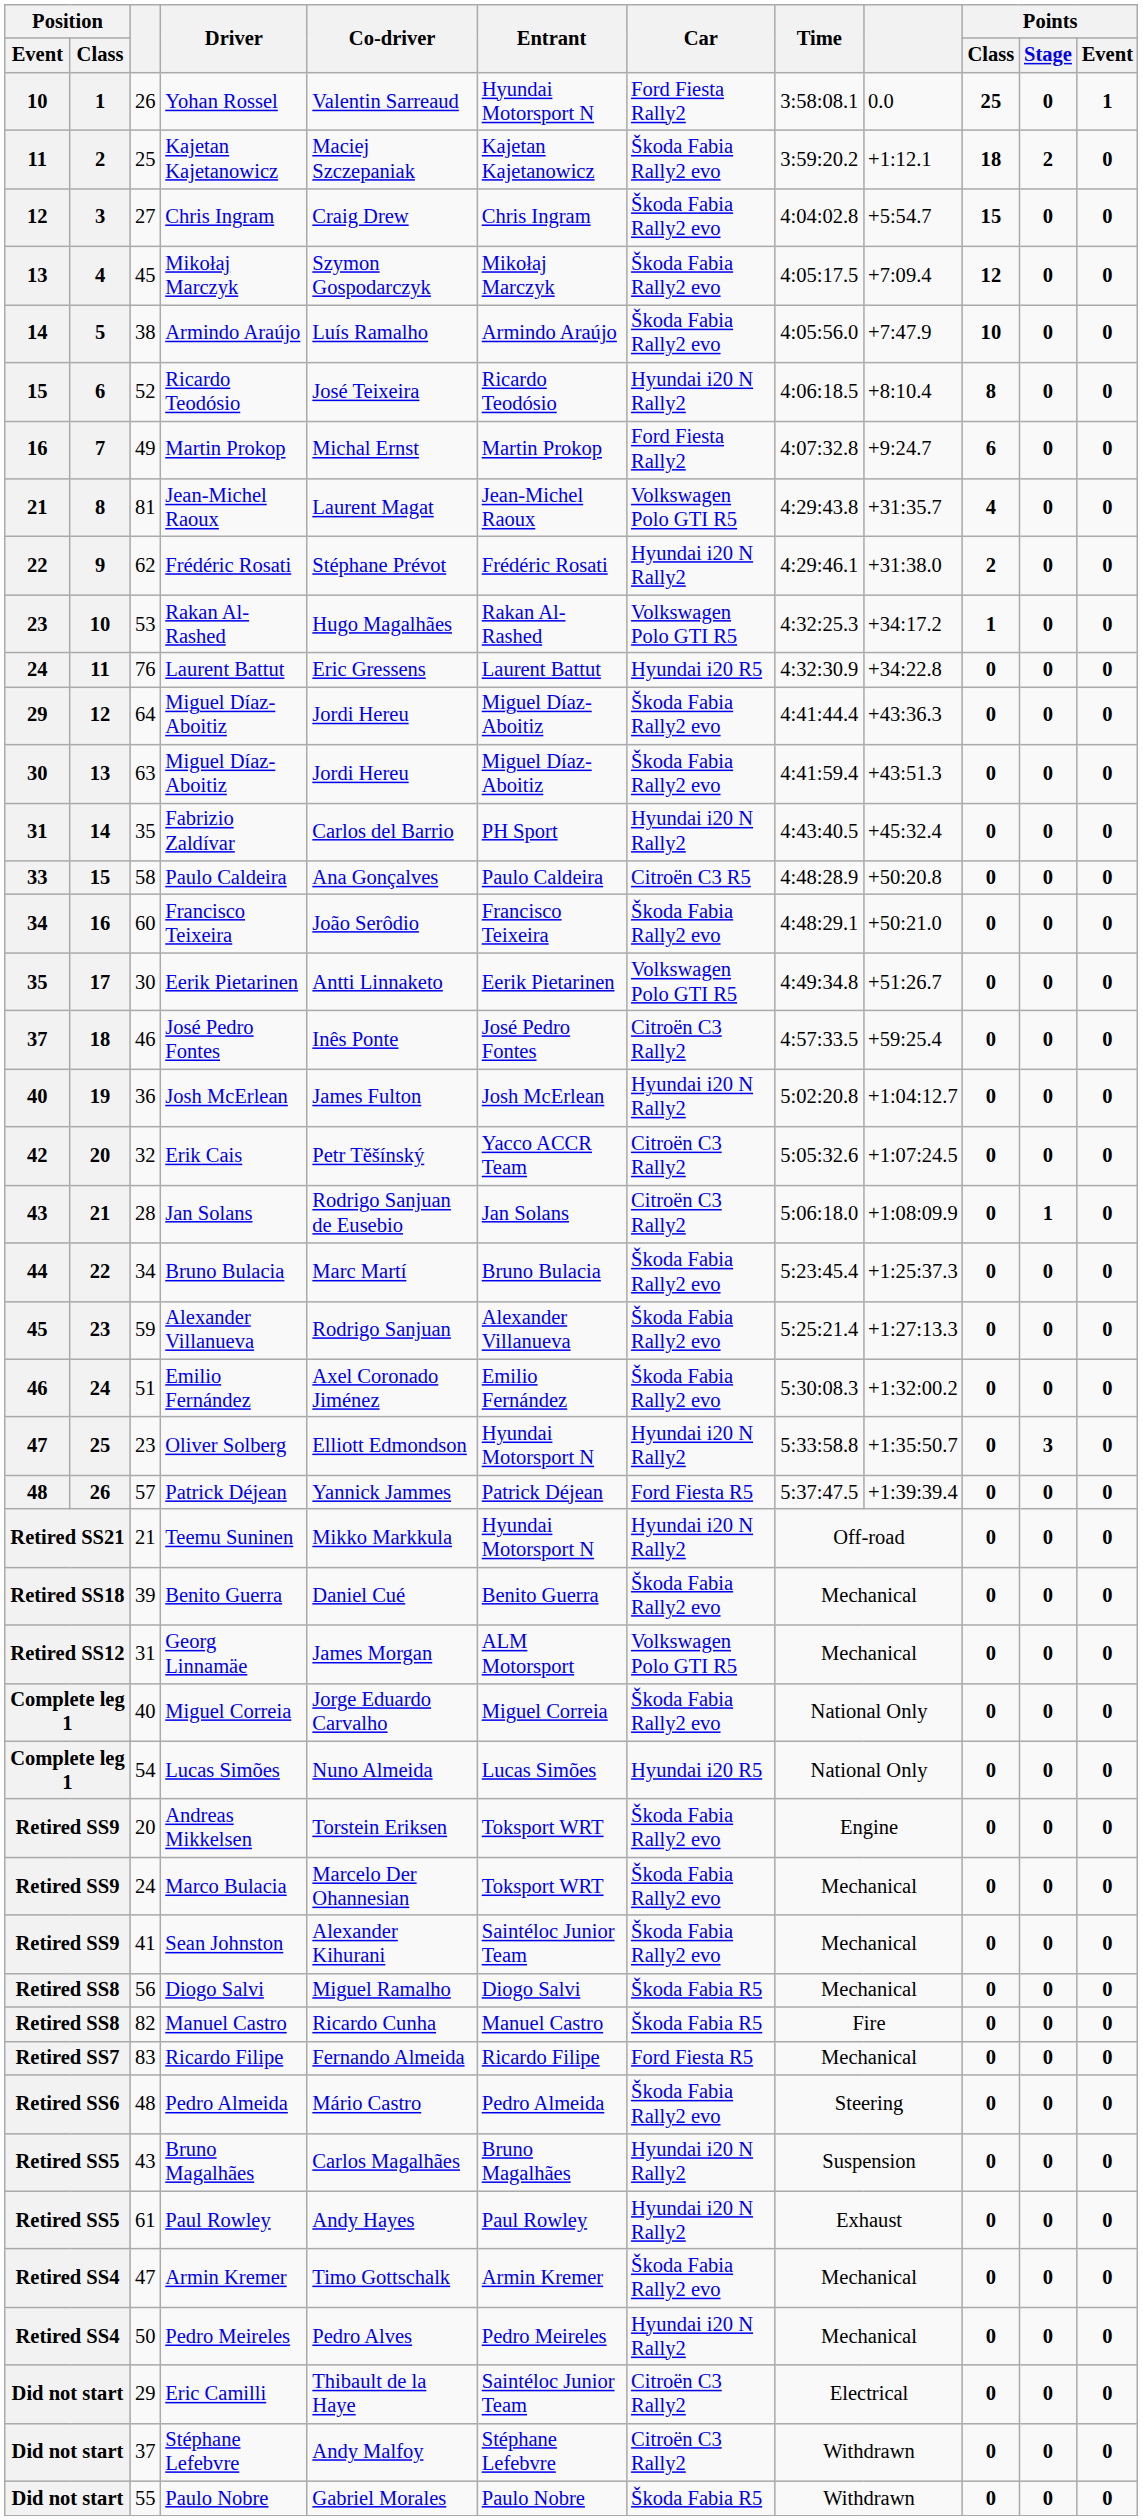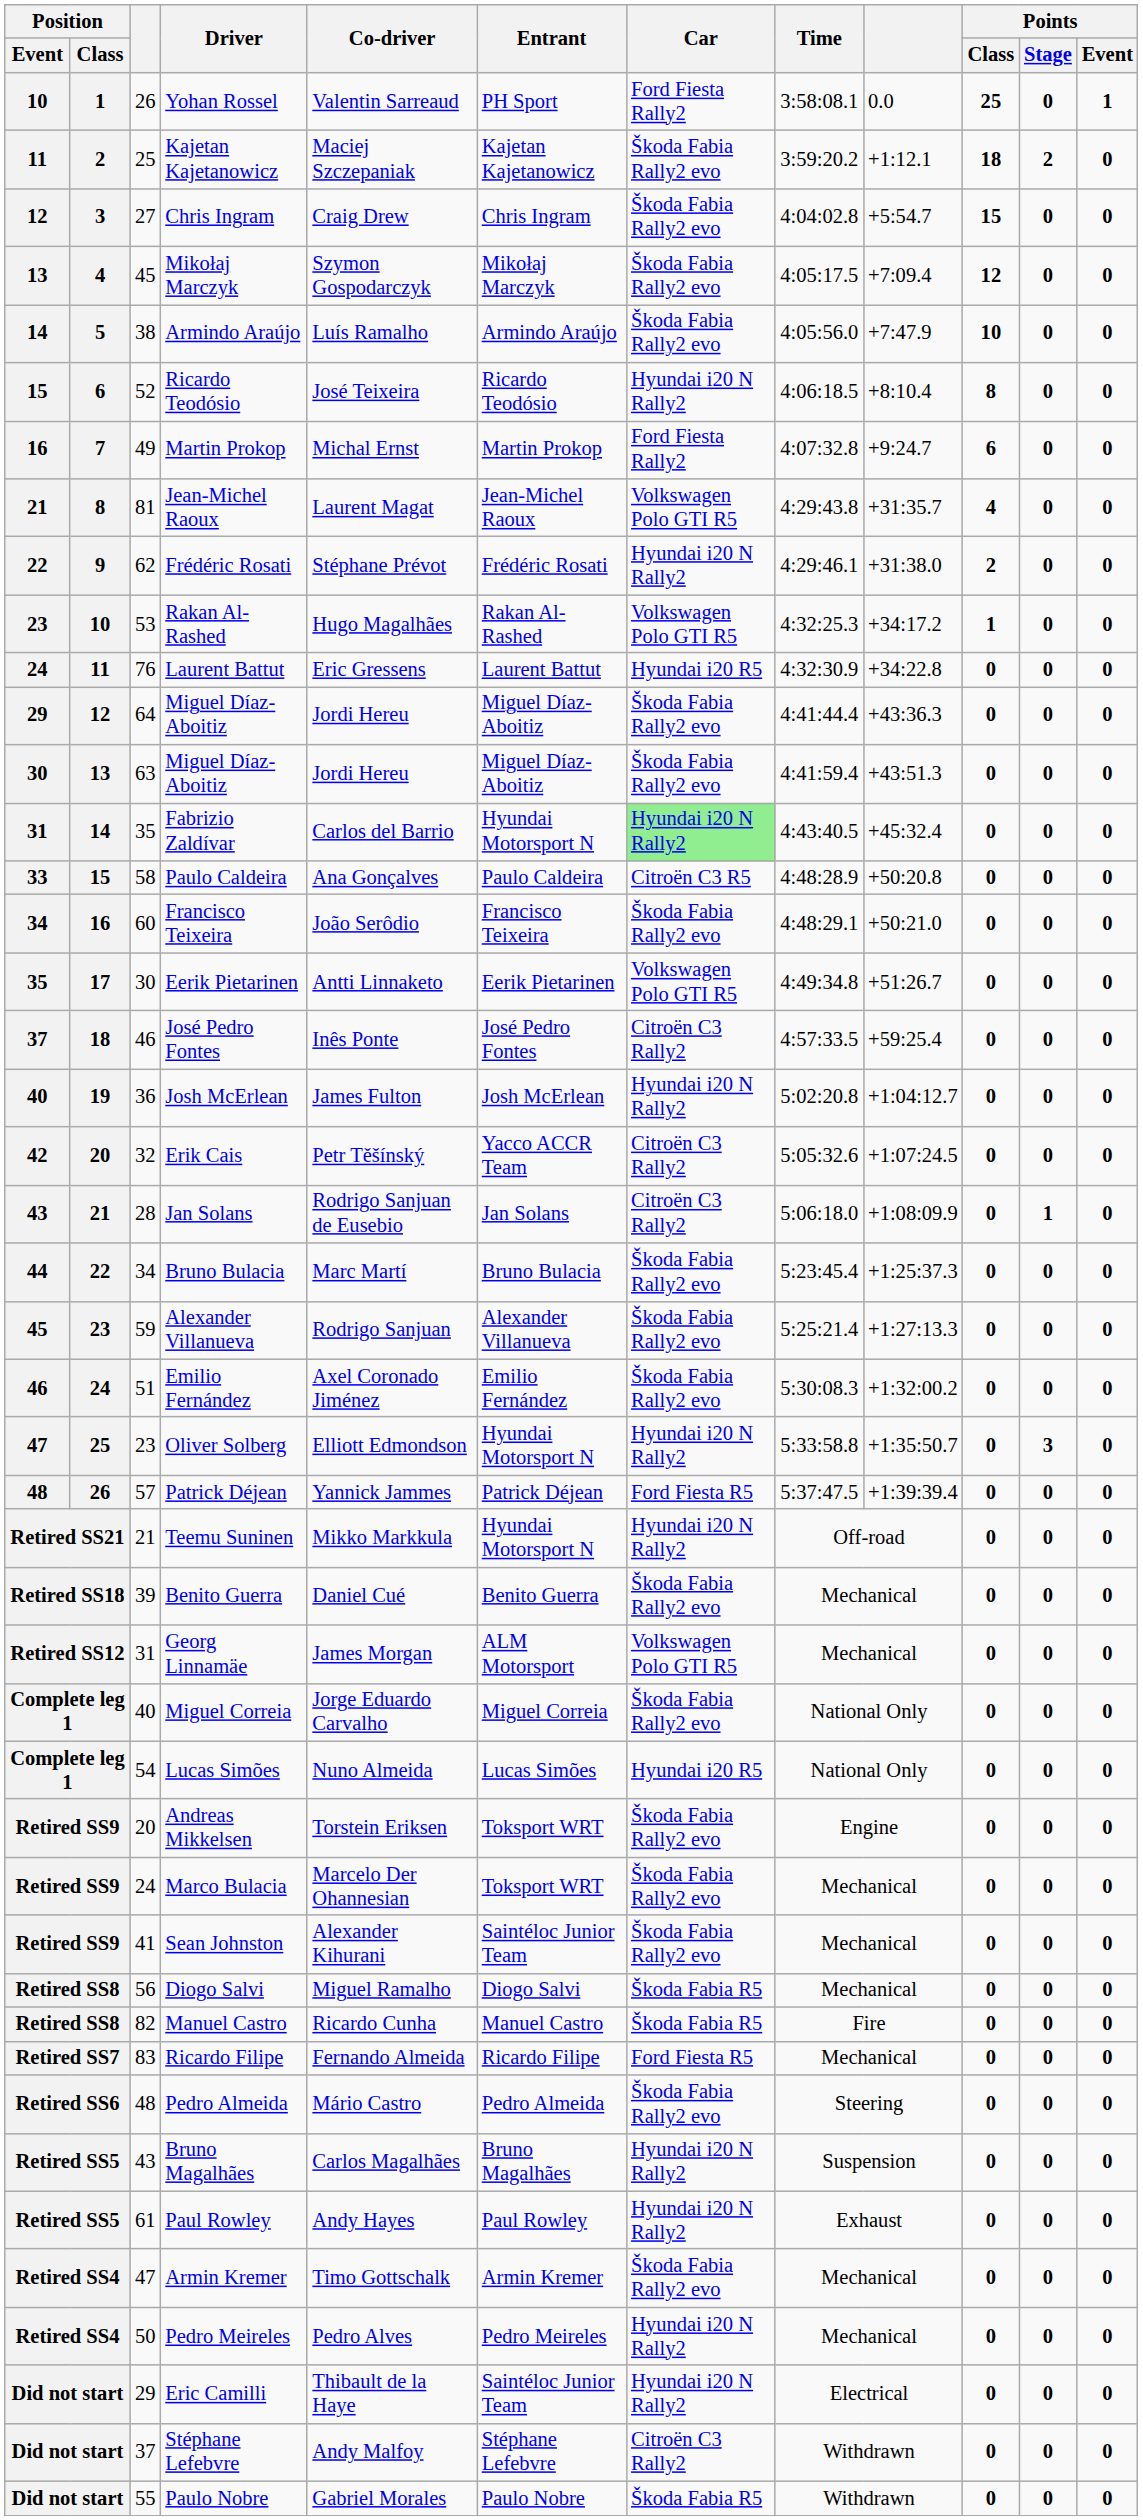(538, 100) Hyundai Motorsport N -> (520, 100) PH Sport
(520, 831) PH Sport -> (538, 831) Hyundai Motorsport N
(692, 831) no background -> (692, 831) lightgreen background
(676, 2393) Citroën C3 Rally2 -> (692, 2393) Hyundai i20 N Rally2
